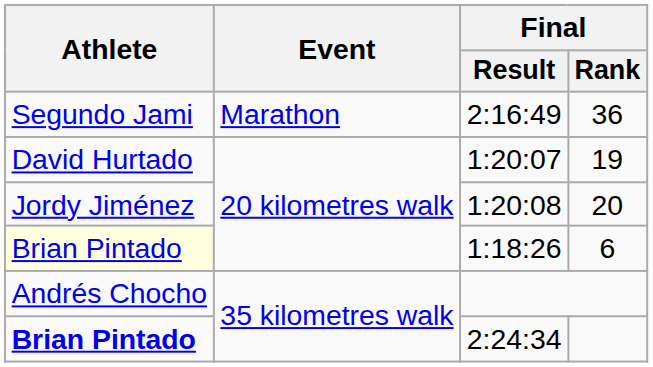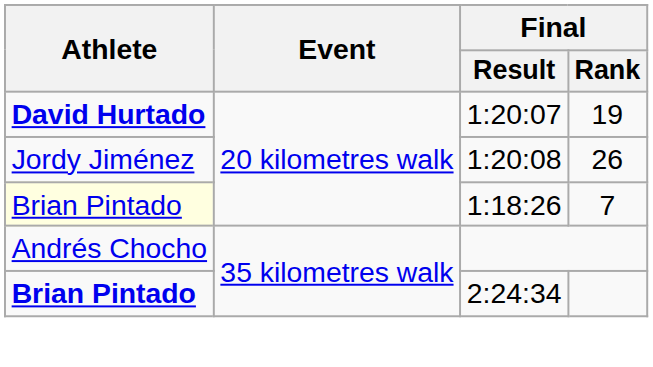- row: (514, 115)
(102, 160) normal -> (109, 115) bold
(607, 205) 20 -> (607, 160) 26
(607, 249) 6 -> (607, 205) 7
